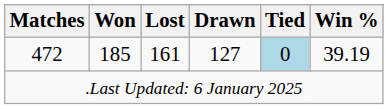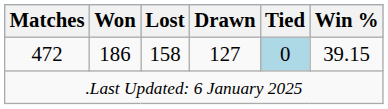(115, 53) 185 -> (115, 53) 186
(165, 53) 161 -> (165, 53) 158
(347, 53) 39.19 -> (347, 53) 39.15
